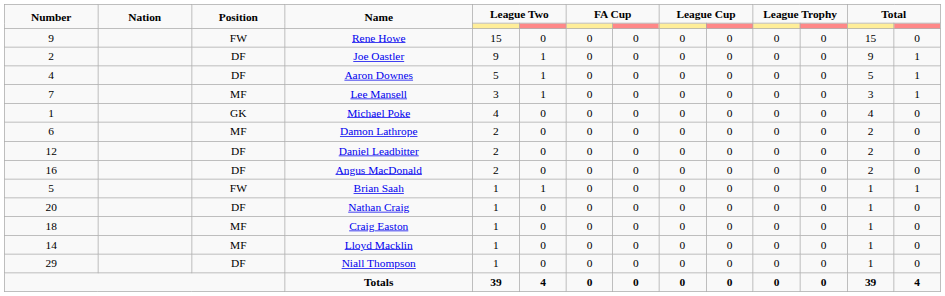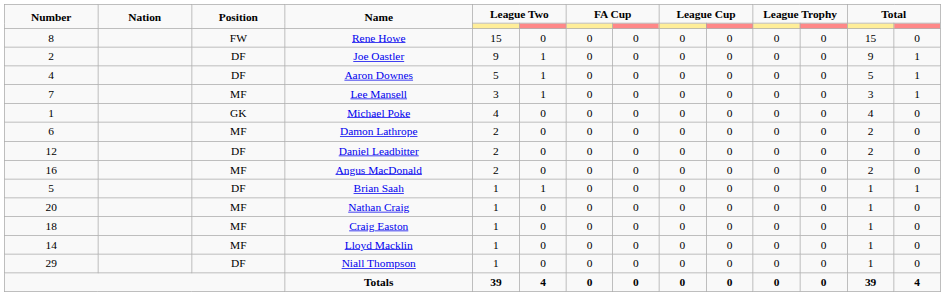(51, 38) 9 -> (51, 38) 8
(238, 169) DF -> (238, 169) MF
(238, 188) FW -> (238, 188) DF
(238, 207) DF -> (238, 207) MF
